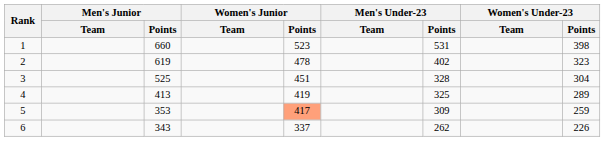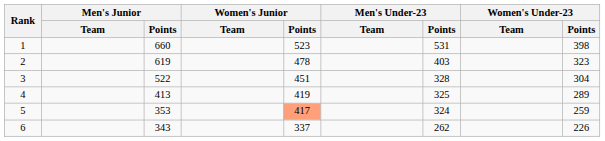(442, 62) 402 -> (442, 62) 403
(163, 78) 525 -> (163, 78) 522
(442, 111) 309 -> (442, 111) 324
